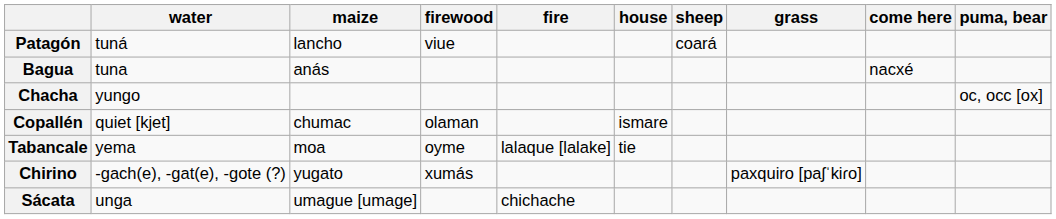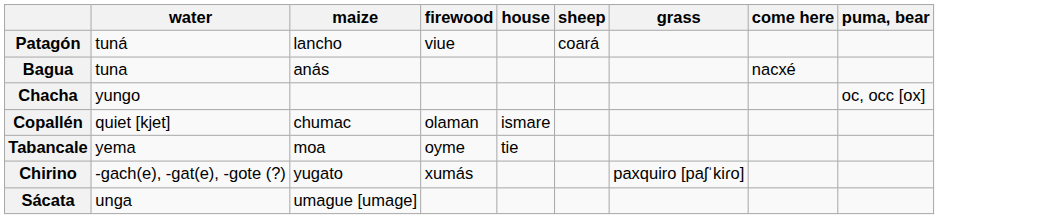- column: (556, 17)
